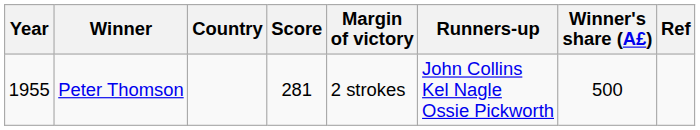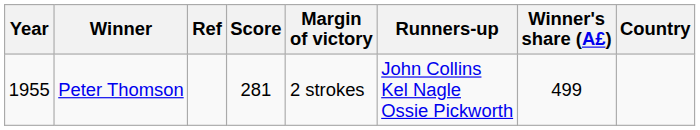columns swapped: (227, 29) <-> (676, 29)
(607, 89) 500 -> (567, 89) 499
